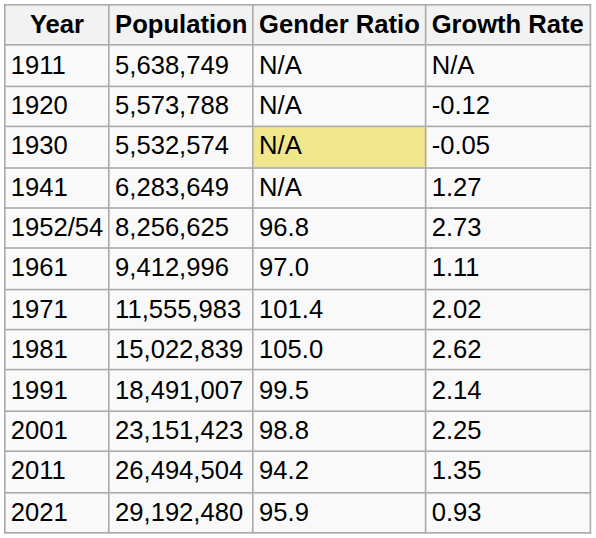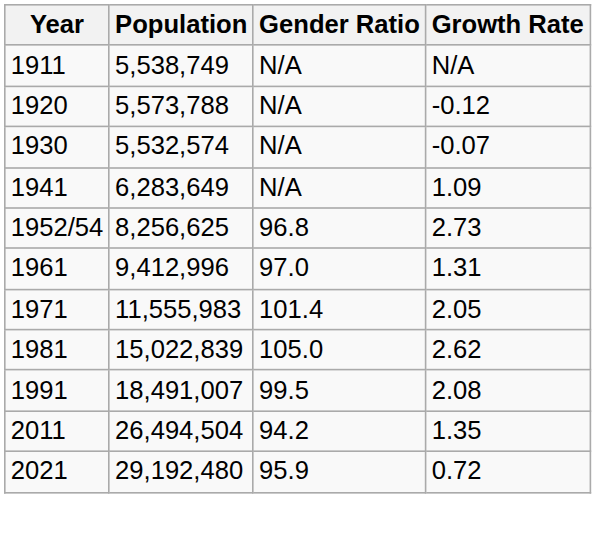(172, 65) 5,638,749 -> (172, 65) 5,538,749
(280, 146) khaki background -> (280, 146) no background
(461, 146) -0.05 -> (461, 146) -0.07
(457, 187) 1.27 -> (457, 187) 1.09
(456, 268) 1.11 -> (457, 268) 1.31
(457, 308) 2.02 -> (457, 308) 2.05
(457, 390) 2.14 -> (457, 390) 2.08
- row: (39, 430)
(457, 512) 0.93 -> (457, 471) 0.72
